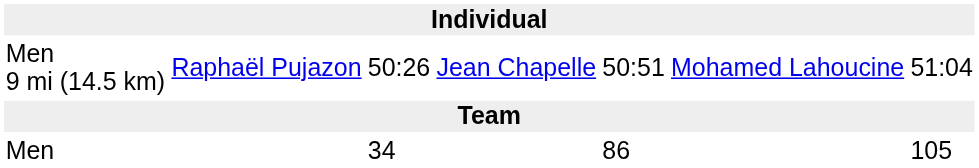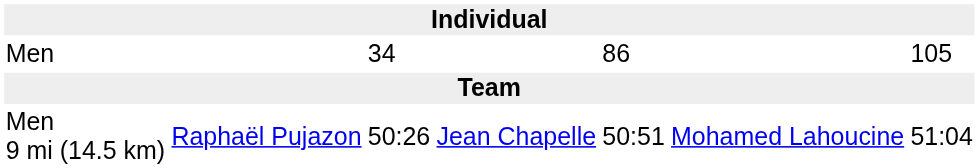rows swapped: (85, 67) <-> (30, 150)
